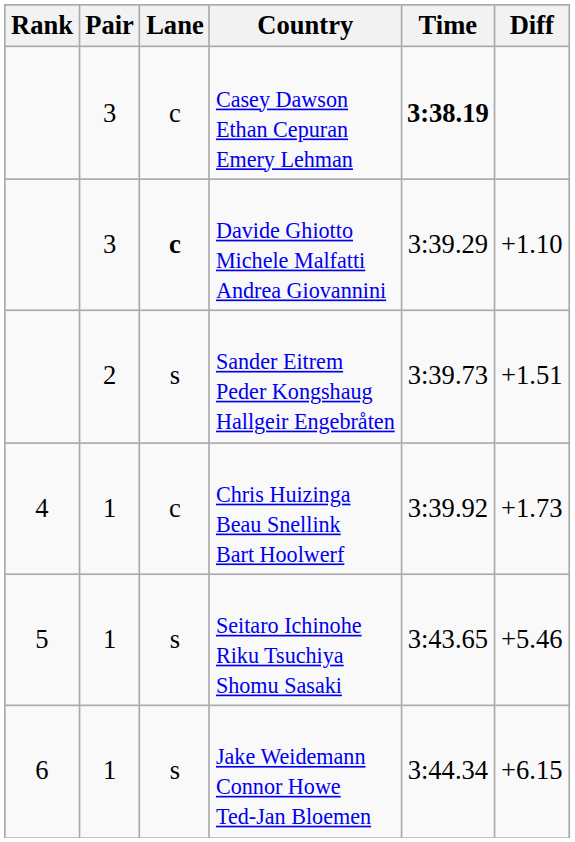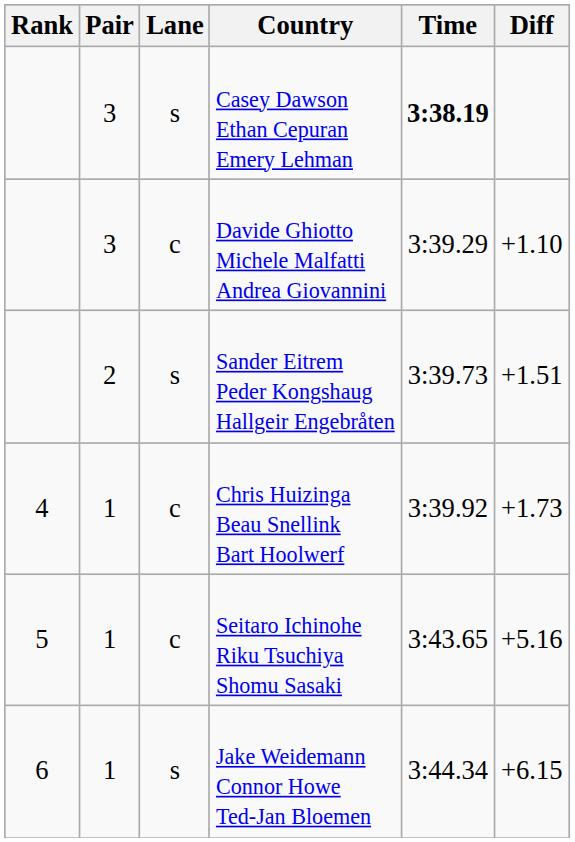(175, 112) c -> (175, 112) s
(175, 244) bold -> (175, 244) normal
(175, 639) s -> (175, 639) c
(532, 639) +5.46 -> (532, 639) +5.16
